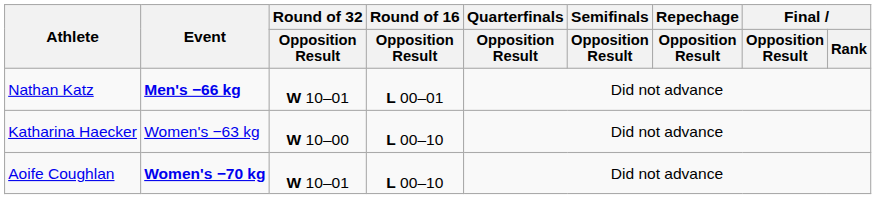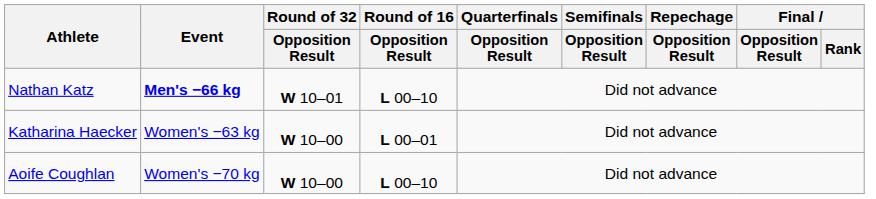(415, 98) L 00–01 -> (409, 98) L 00–10
(415, 140) L 00–10 -> (409, 140) L 00–01
(205, 174) bold -> (202, 174) normal
(318, 182) W 10–01 -> (312, 182) W 10–00
